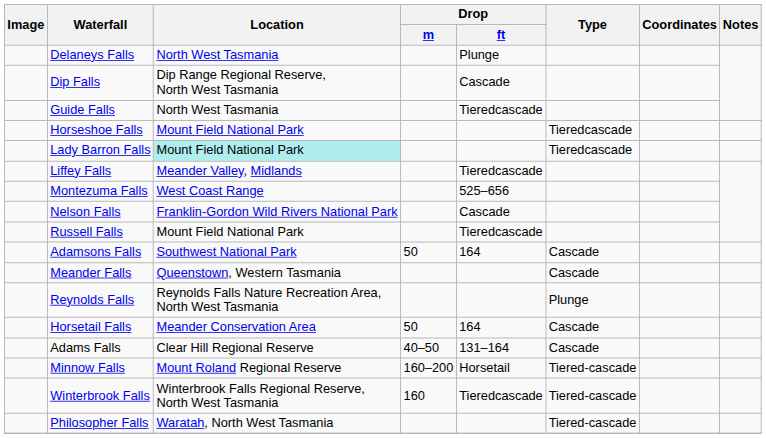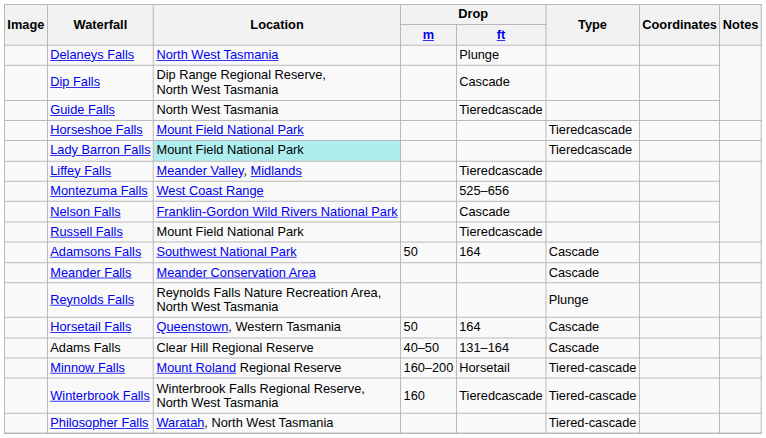(249, 272) Queenstown, Western Tasmania -> (236, 272) Meander Conservation Area
(236, 327) Meander Conservation Area -> (249, 327) Queenstown, Western Tasmania
